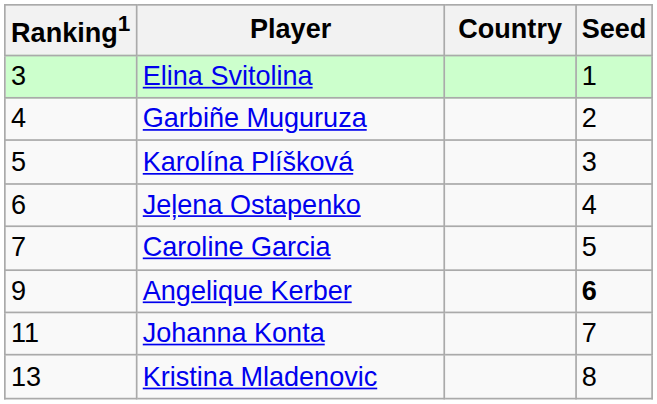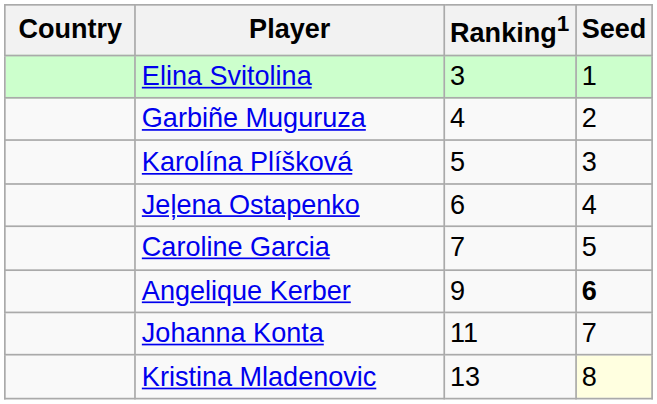columns swapped: (510, 29) <-> (71, 29)
(589, 376) no background -> (589, 376) lightyellow background
